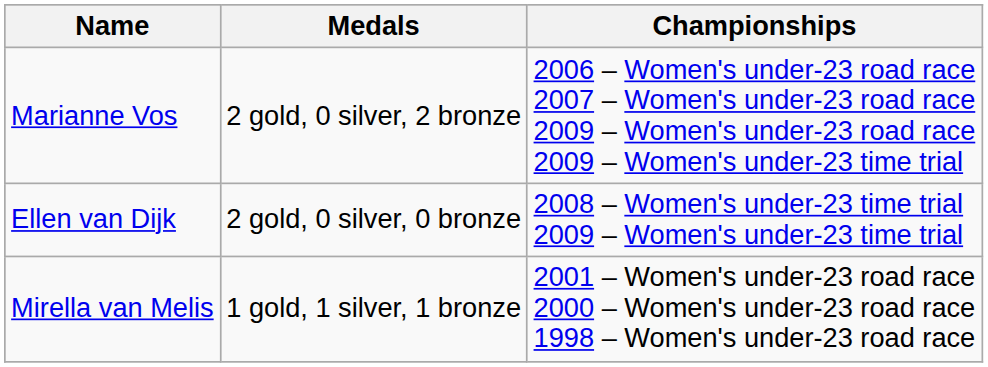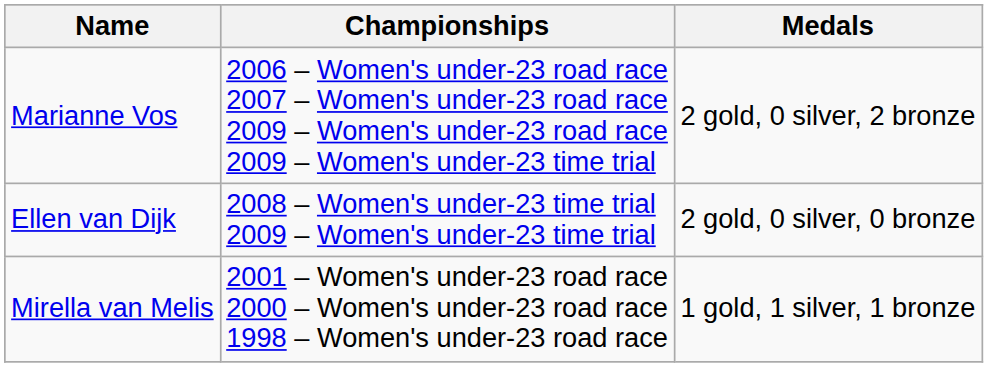columns swapped: (374, 26) <-> (754, 26)
